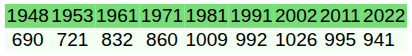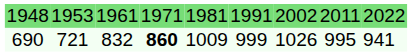(162, 39) normal -> (162, 39) bold
(251, 39) 992 -> (251, 39) 999
